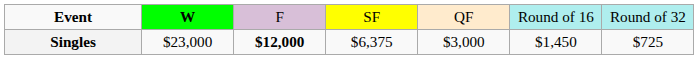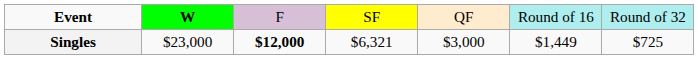(372, 42) $6,375 -> (372, 42) $6,321
(556, 42) $1,450 -> (556, 42) $1,449
